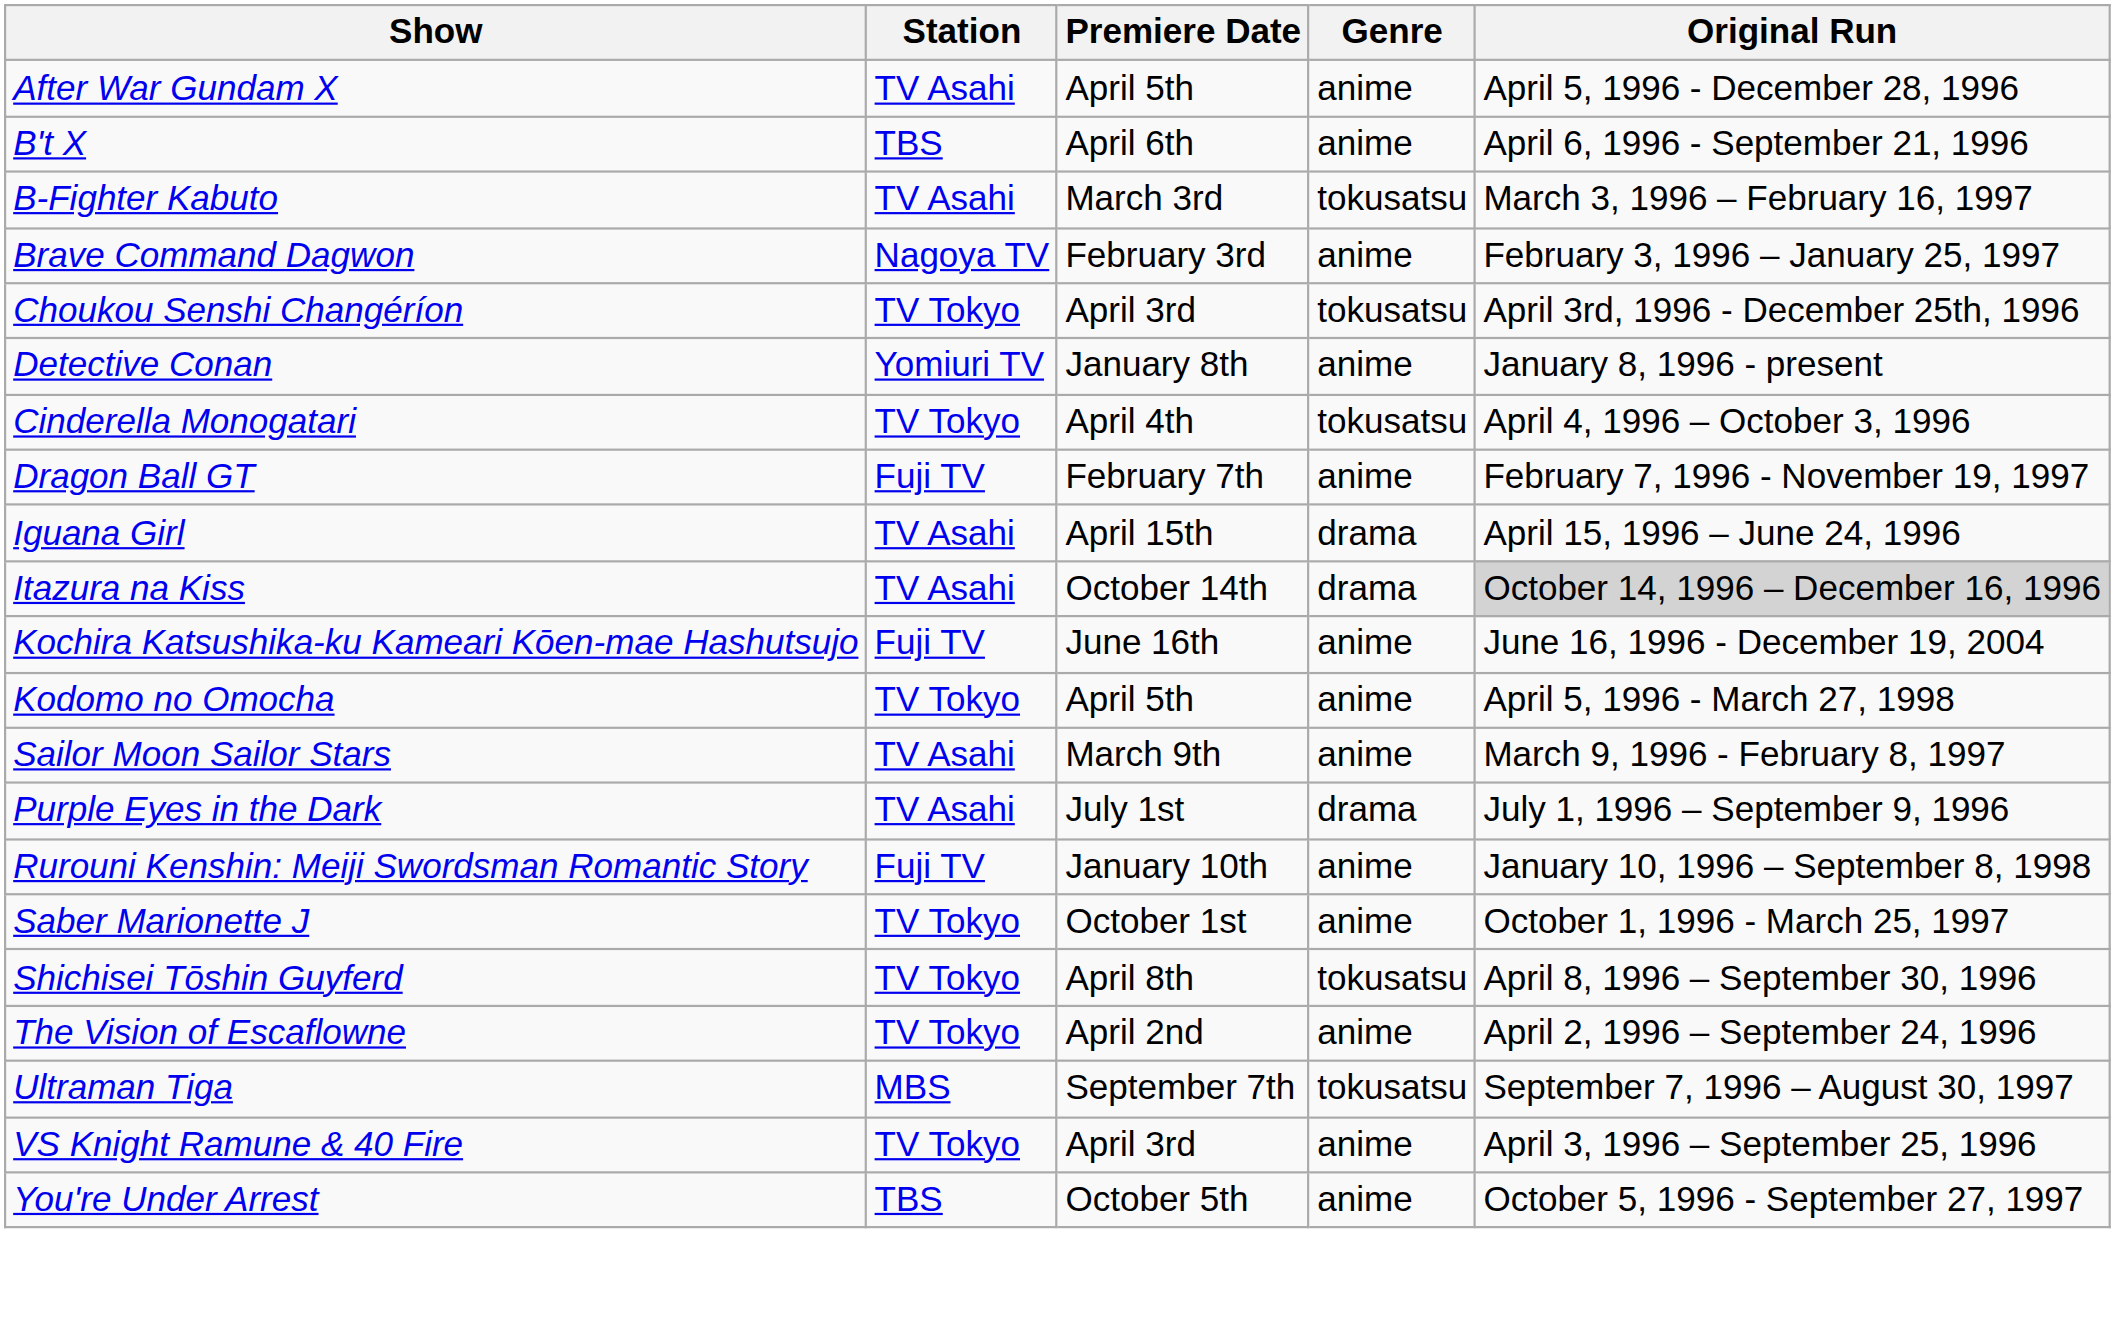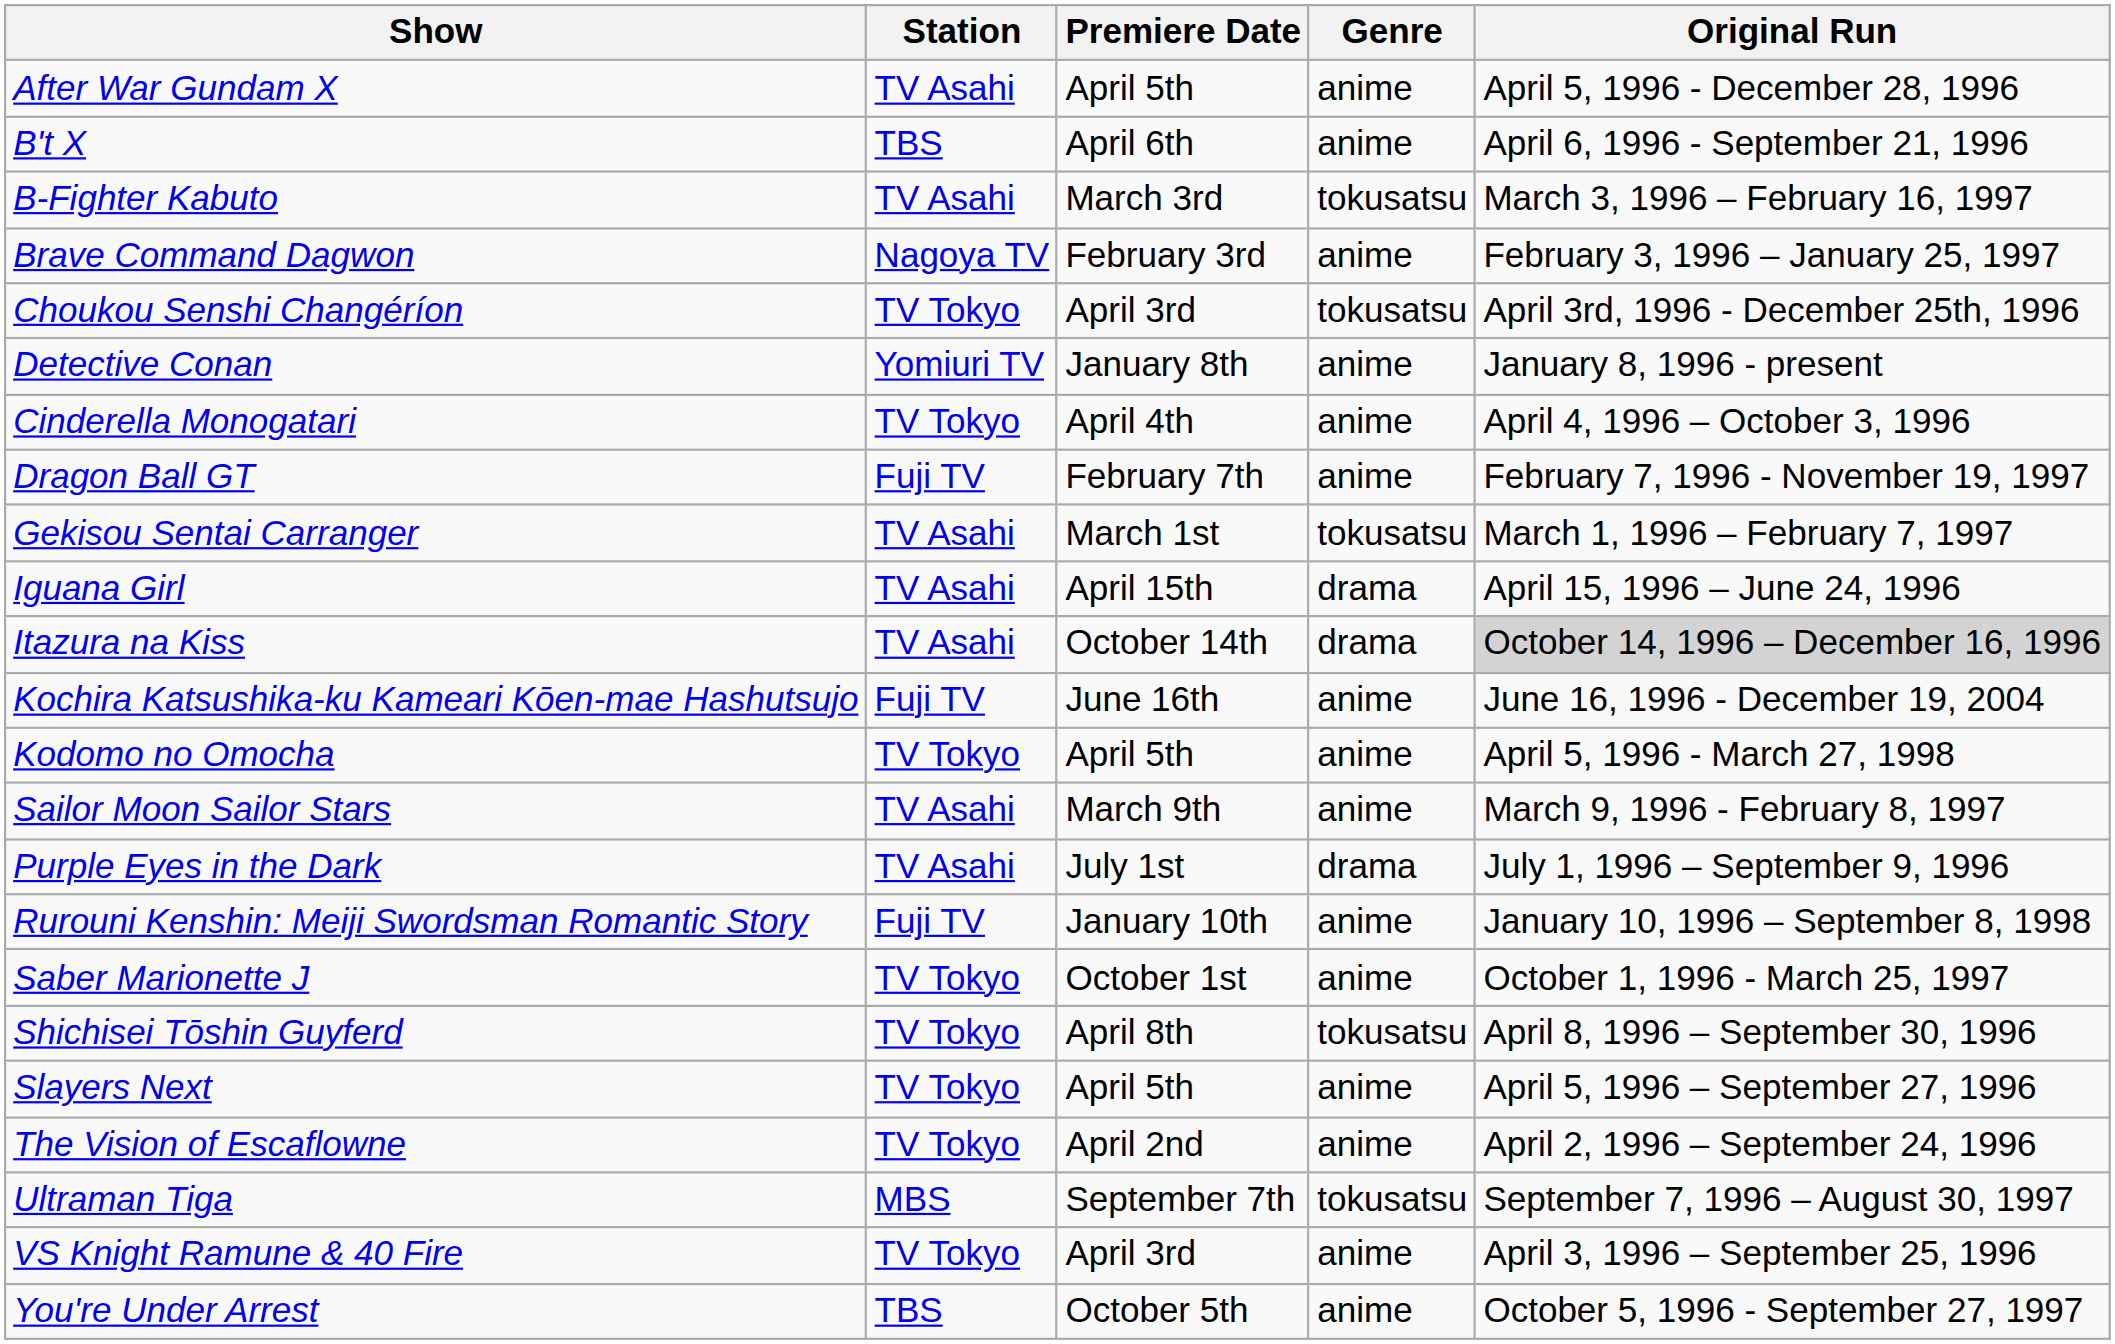(1392, 421) tokusatsu -> (1365, 421) anime
+ row: (216, 532)
+ row: (112, 1088)
